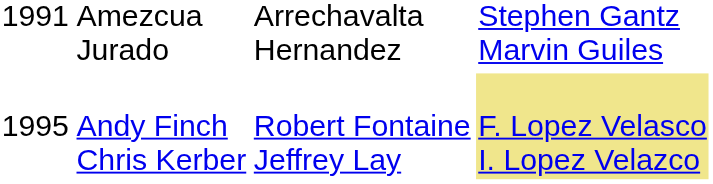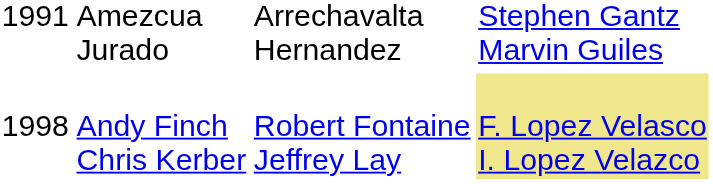(35, 125) 1995 -> (35, 125) 1998
